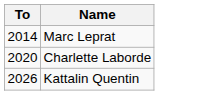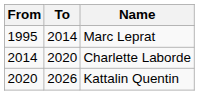+ column: (24, 15)
